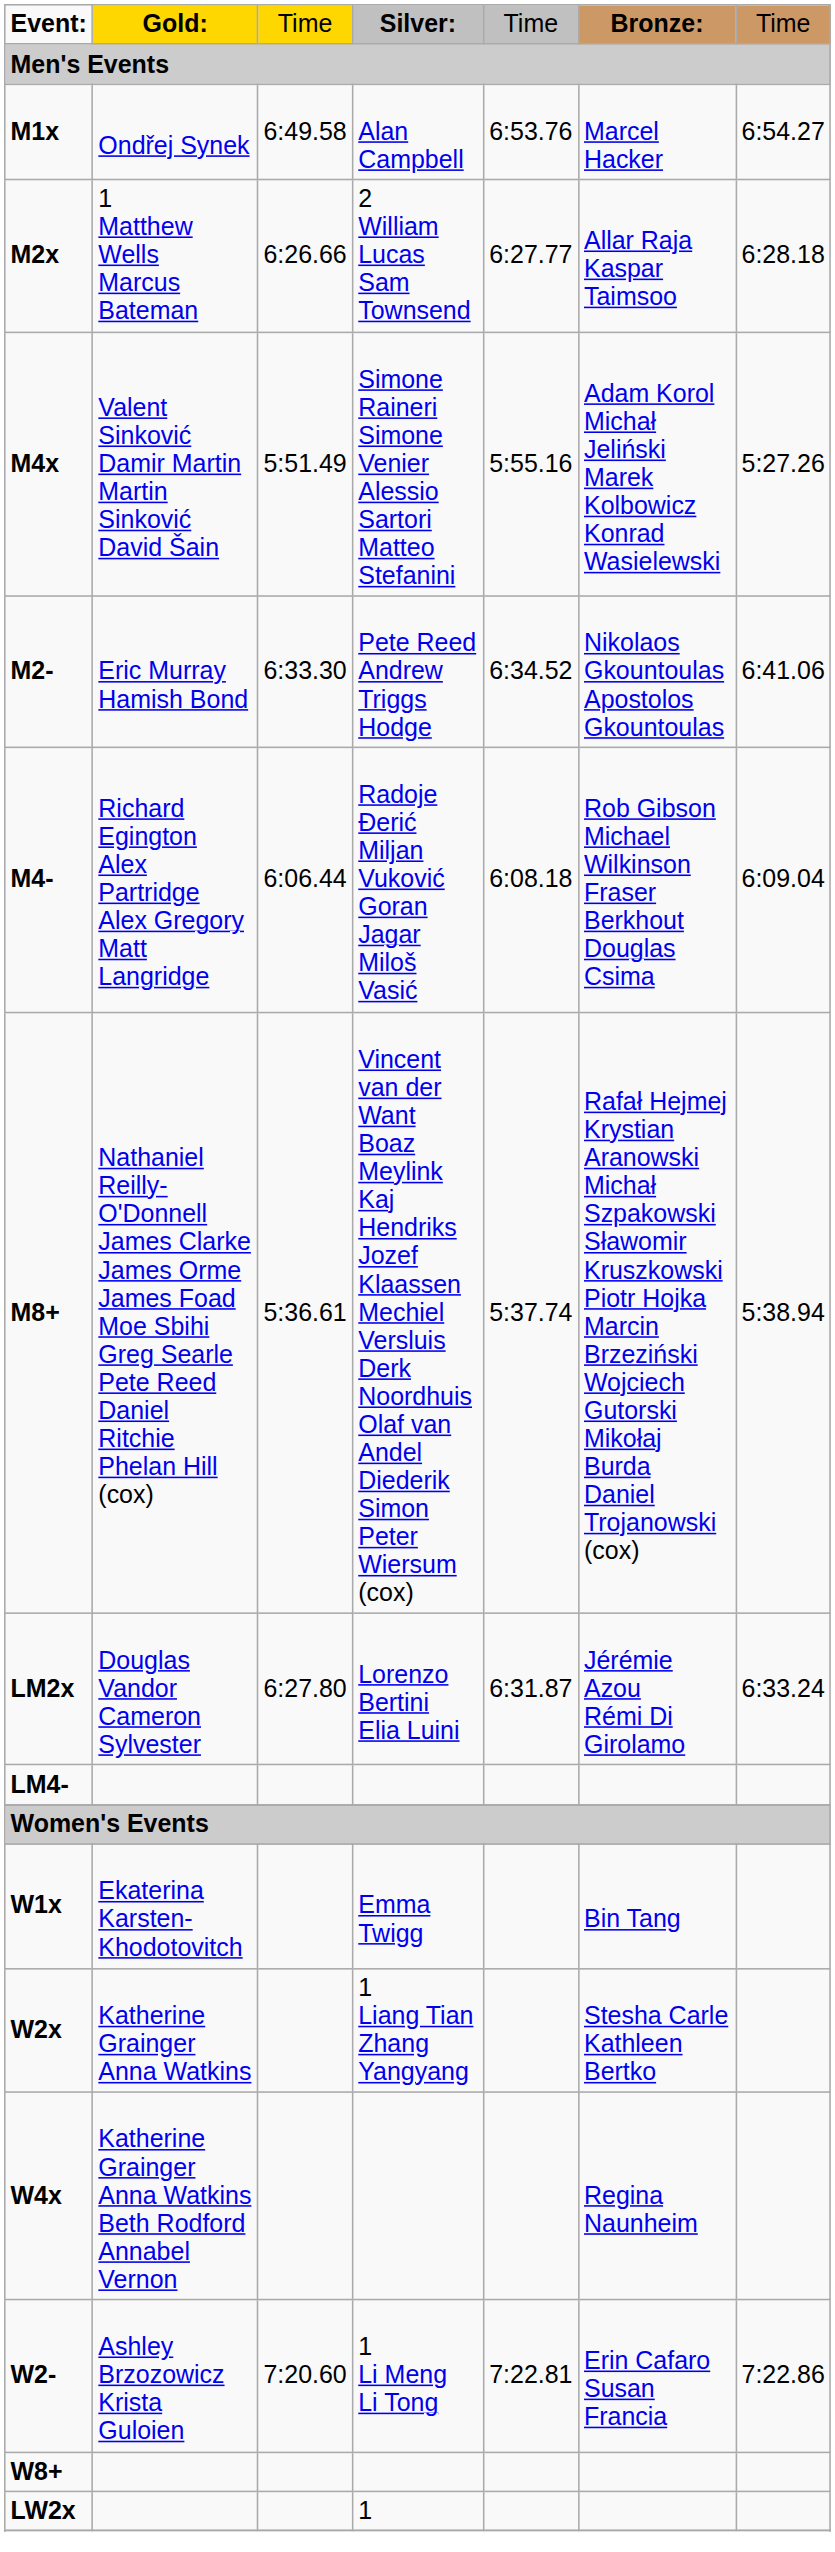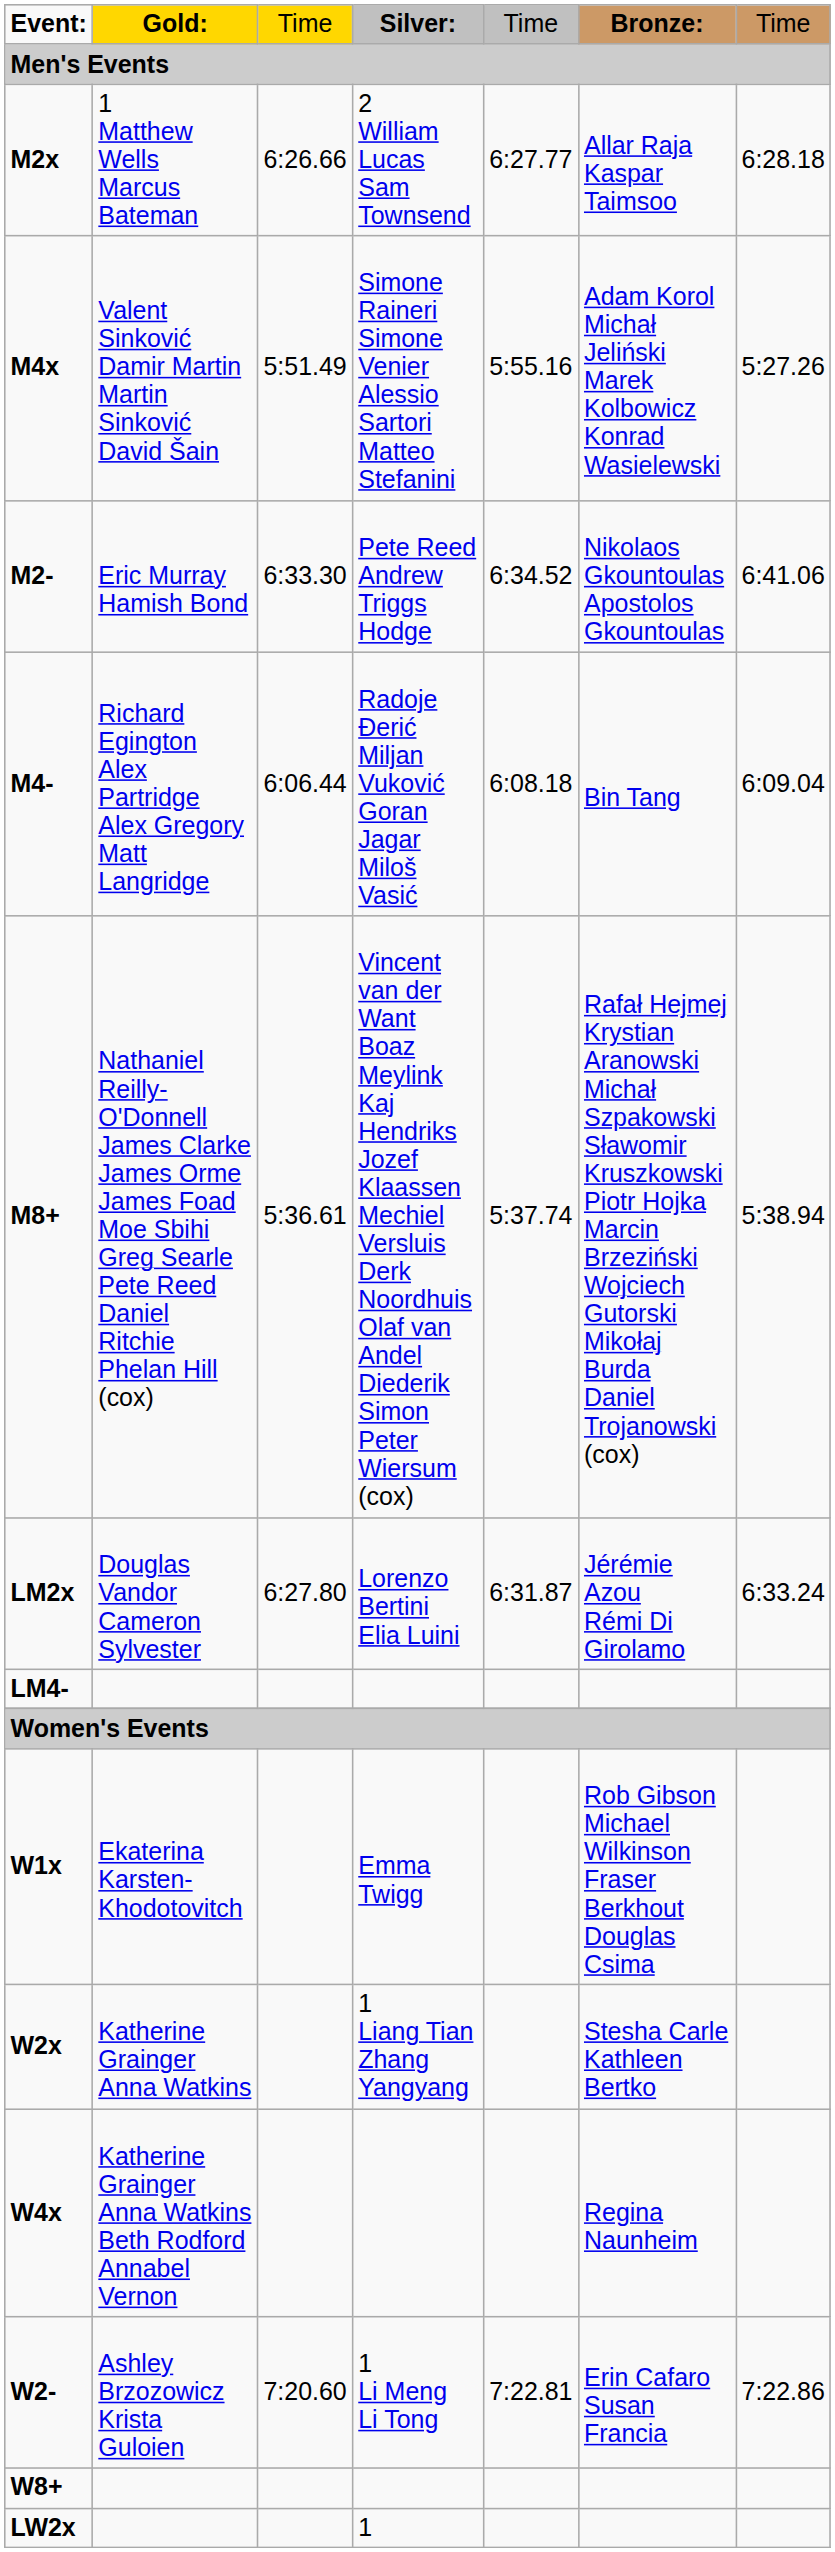- row: (35, 131)
(650, 893) Rob Gibson Michael Wilkinson Fraser Berkhout Douglas Csima -> (632, 797) Bin Tang
(632, 1919) Bin Tang -> (650, 1880) Rob Gibson Michael Wilkinson Fraser Berkhout Douglas Csima
